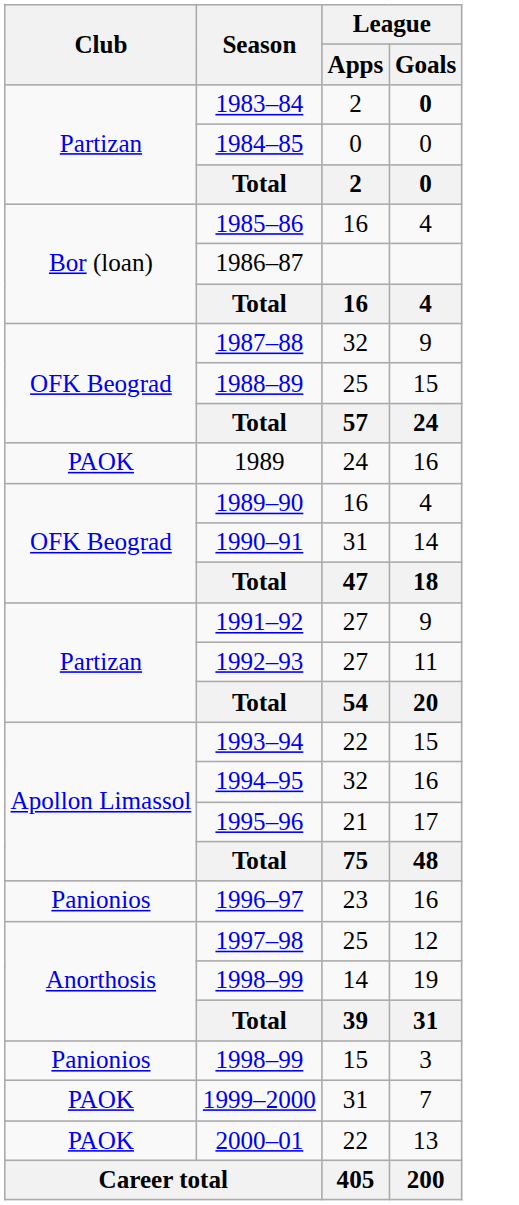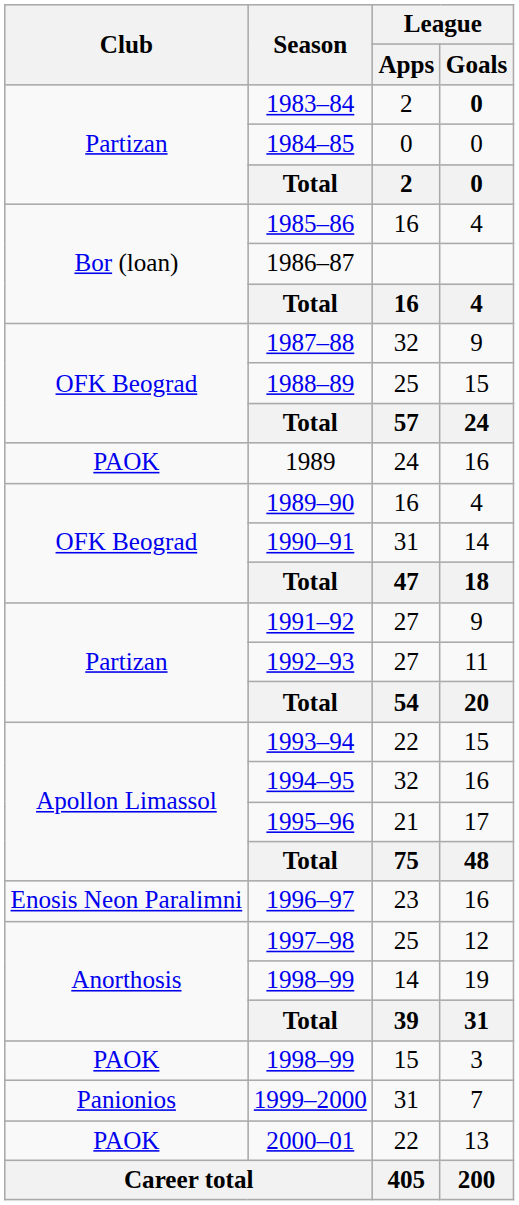(101, 900) Panionios -> (126, 900) Enosis Neon Paralimni
(101, 1060) Panionios -> (126, 1060) PAOK
(101, 1100) PAOK -> (126, 1100) Panionios
